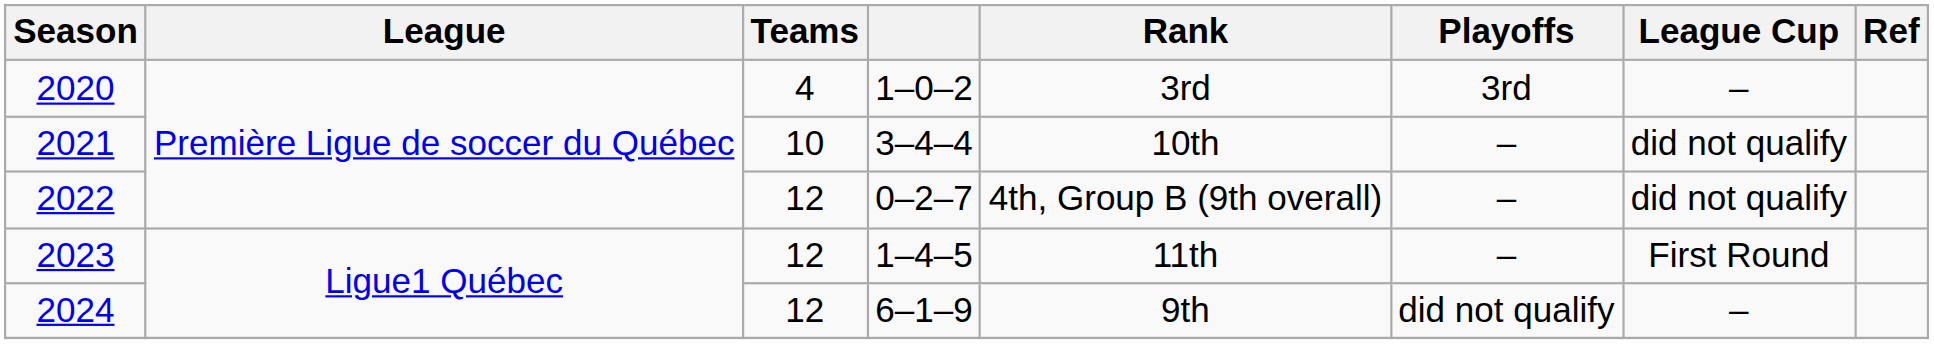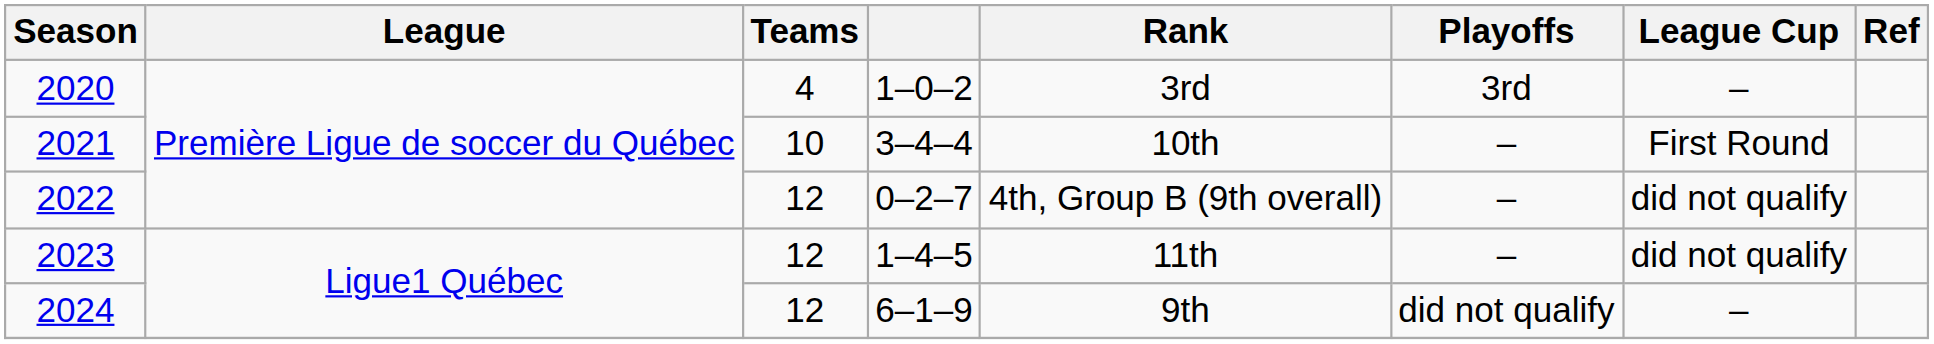(1739, 143) did not qualify -> (1739, 143) First Round
(1739, 254) First Round -> (1739, 254) did not qualify
